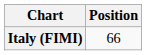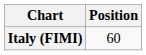(114, 38) 66 -> (114, 38) 60
